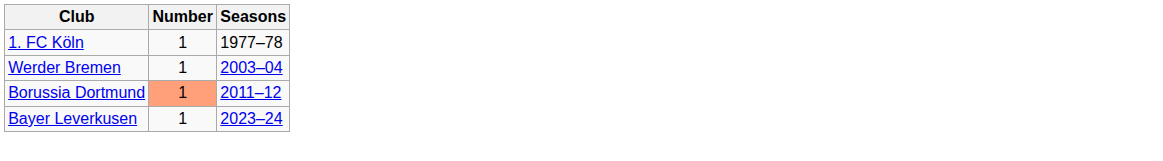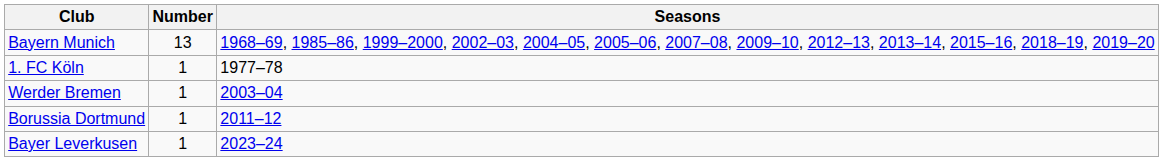+ row: (62, 42)
(183, 93) lightsalmon background -> (183, 118) no background
